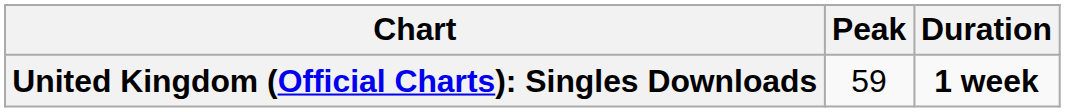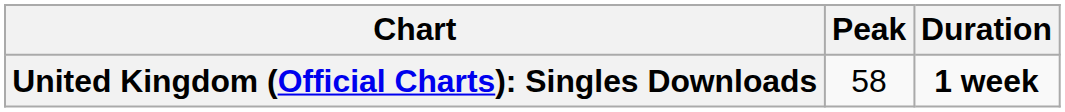(869, 80) 59 -> (869, 80) 58
